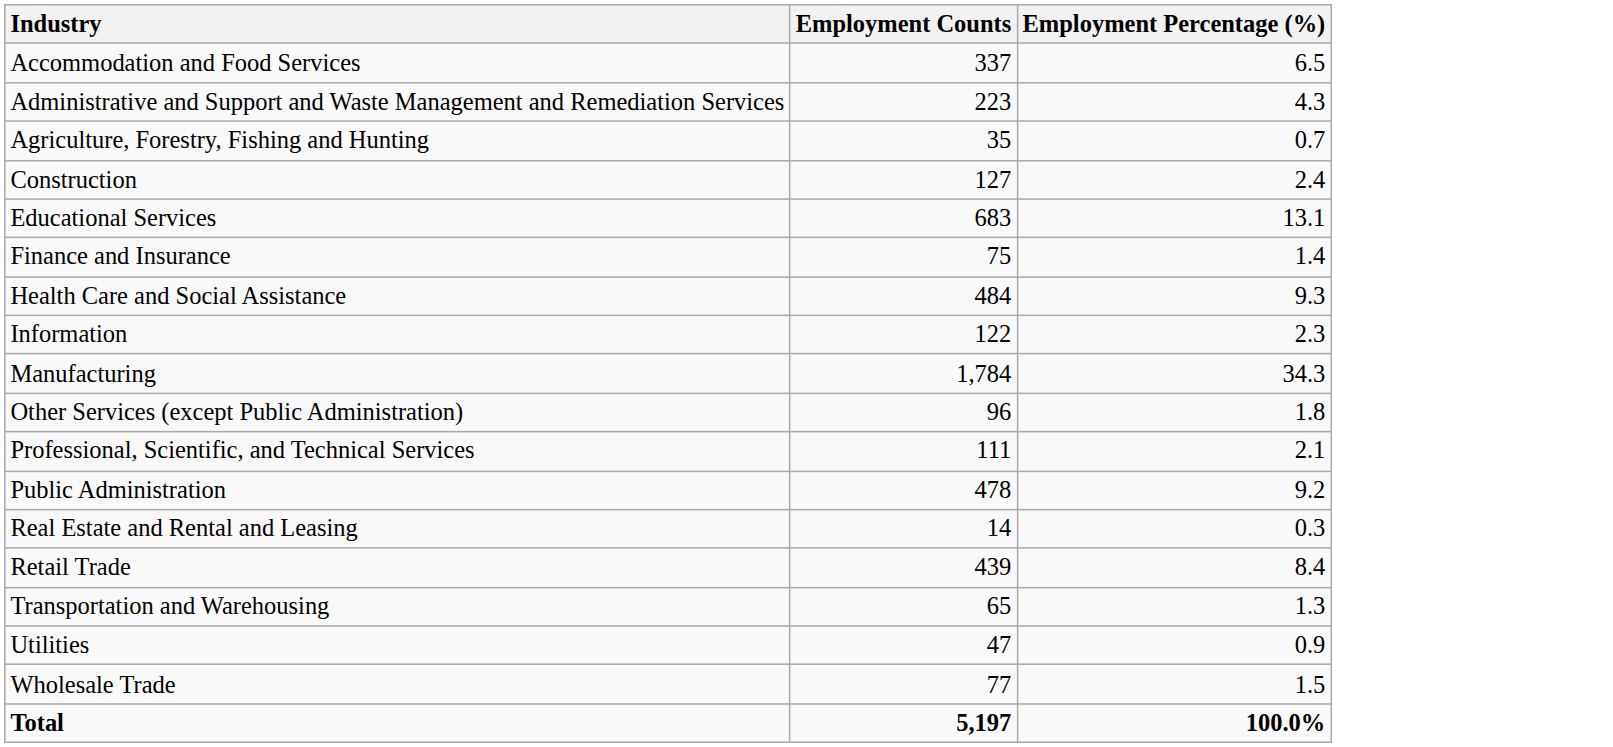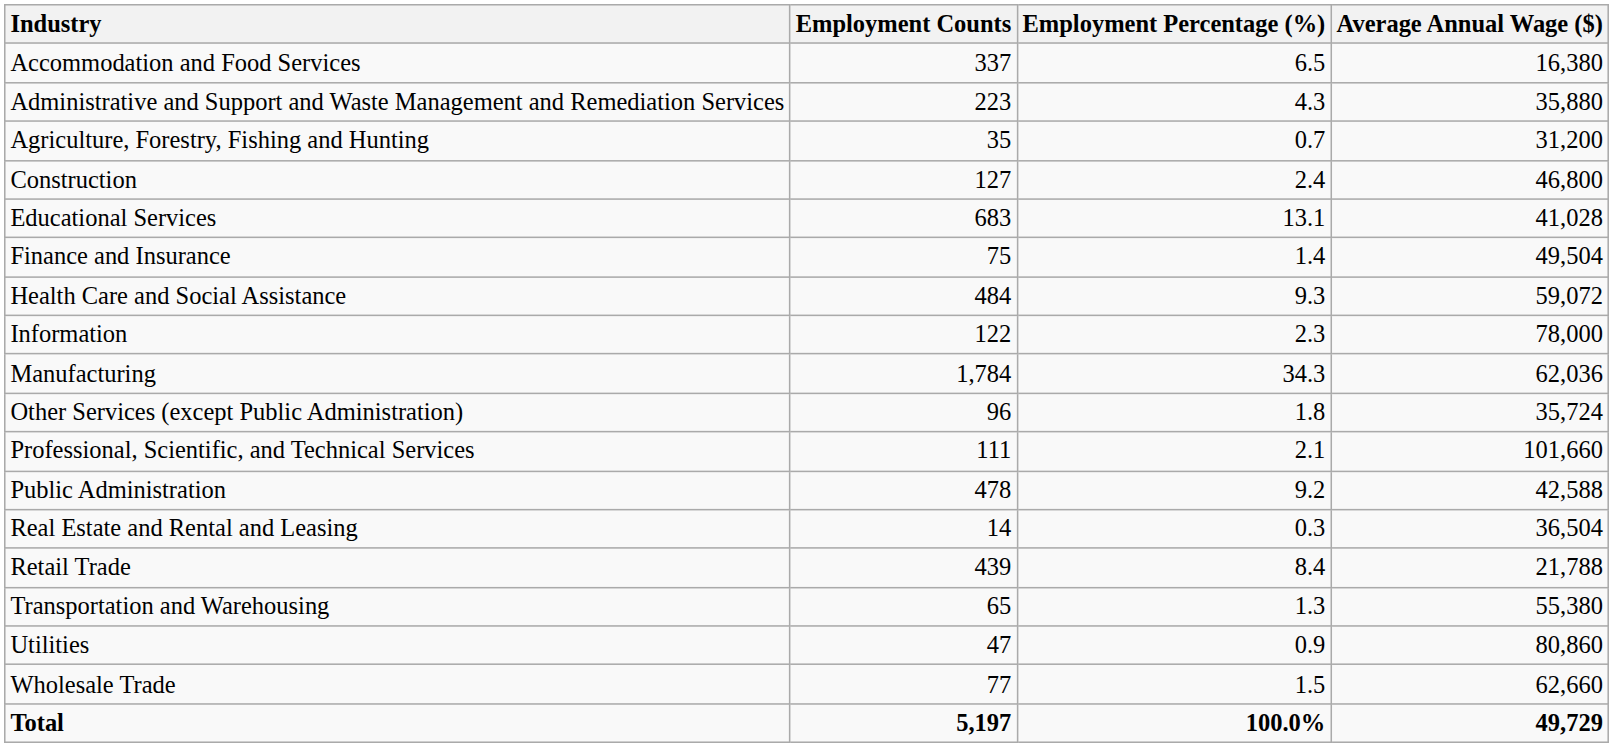+ column: (1470, 23)
